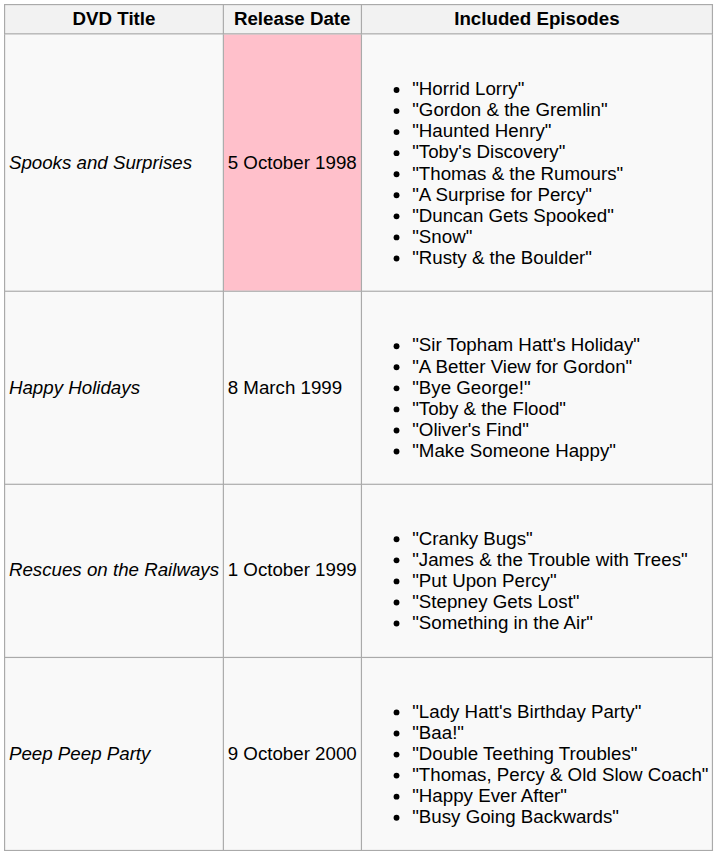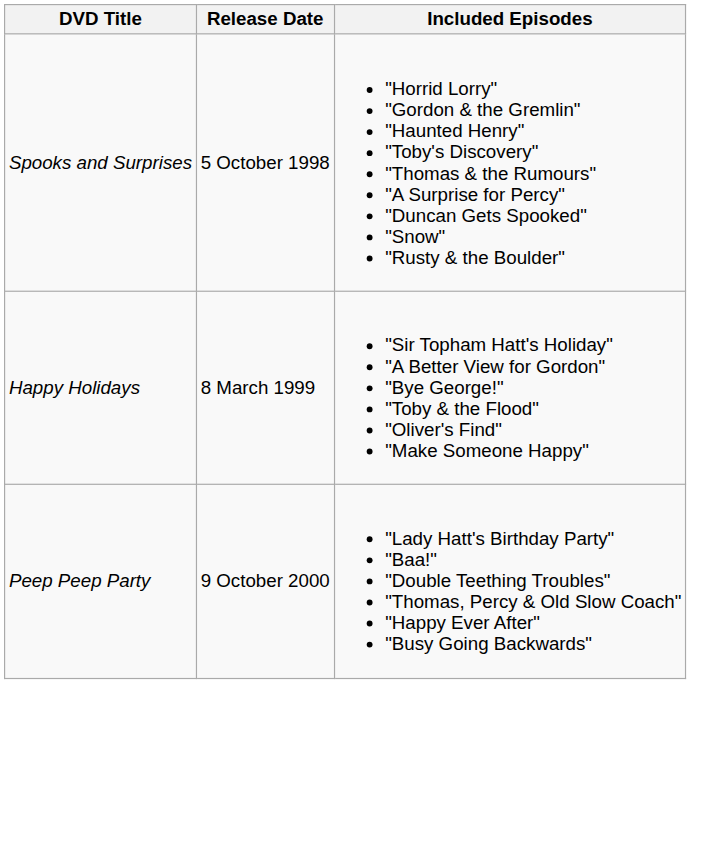(292, 162) pink background -> (265, 162) no background
- row: (114, 570)
